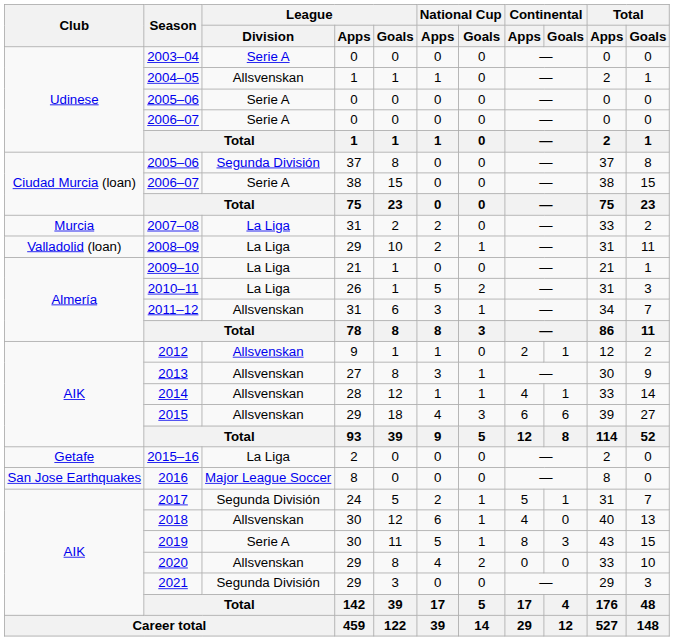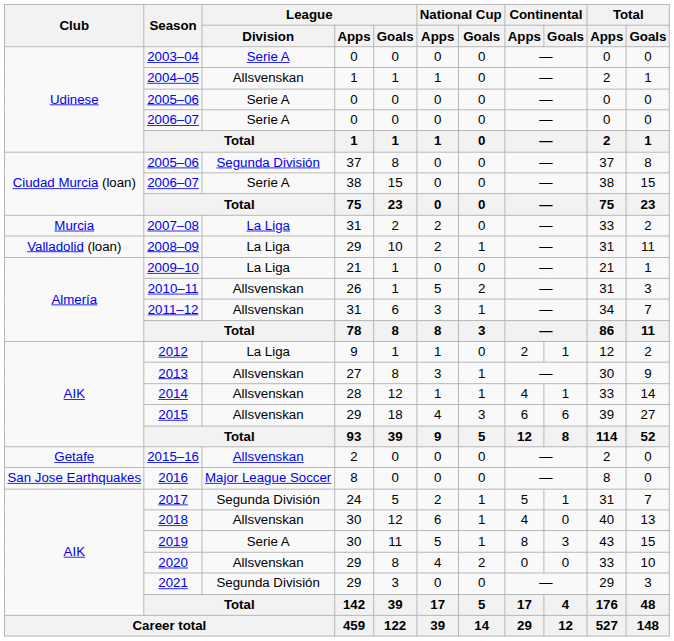(268, 288) La Liga -> (268, 288) Allsvenskan
(268, 352) Allsvenskan -> (268, 352) La Liga
(268, 457) La Liga -> (268, 457) Allsvenskan
